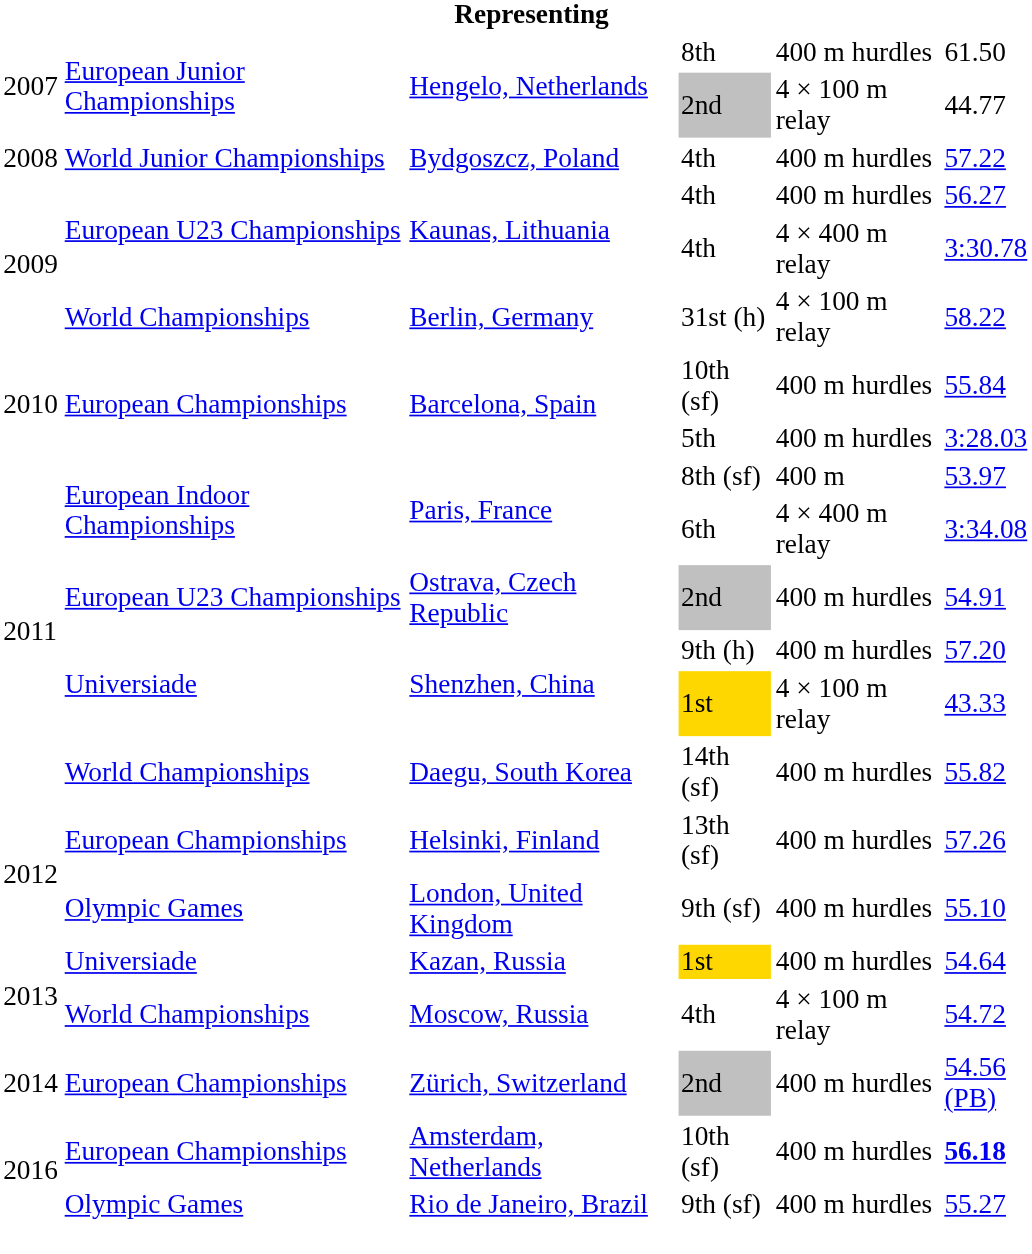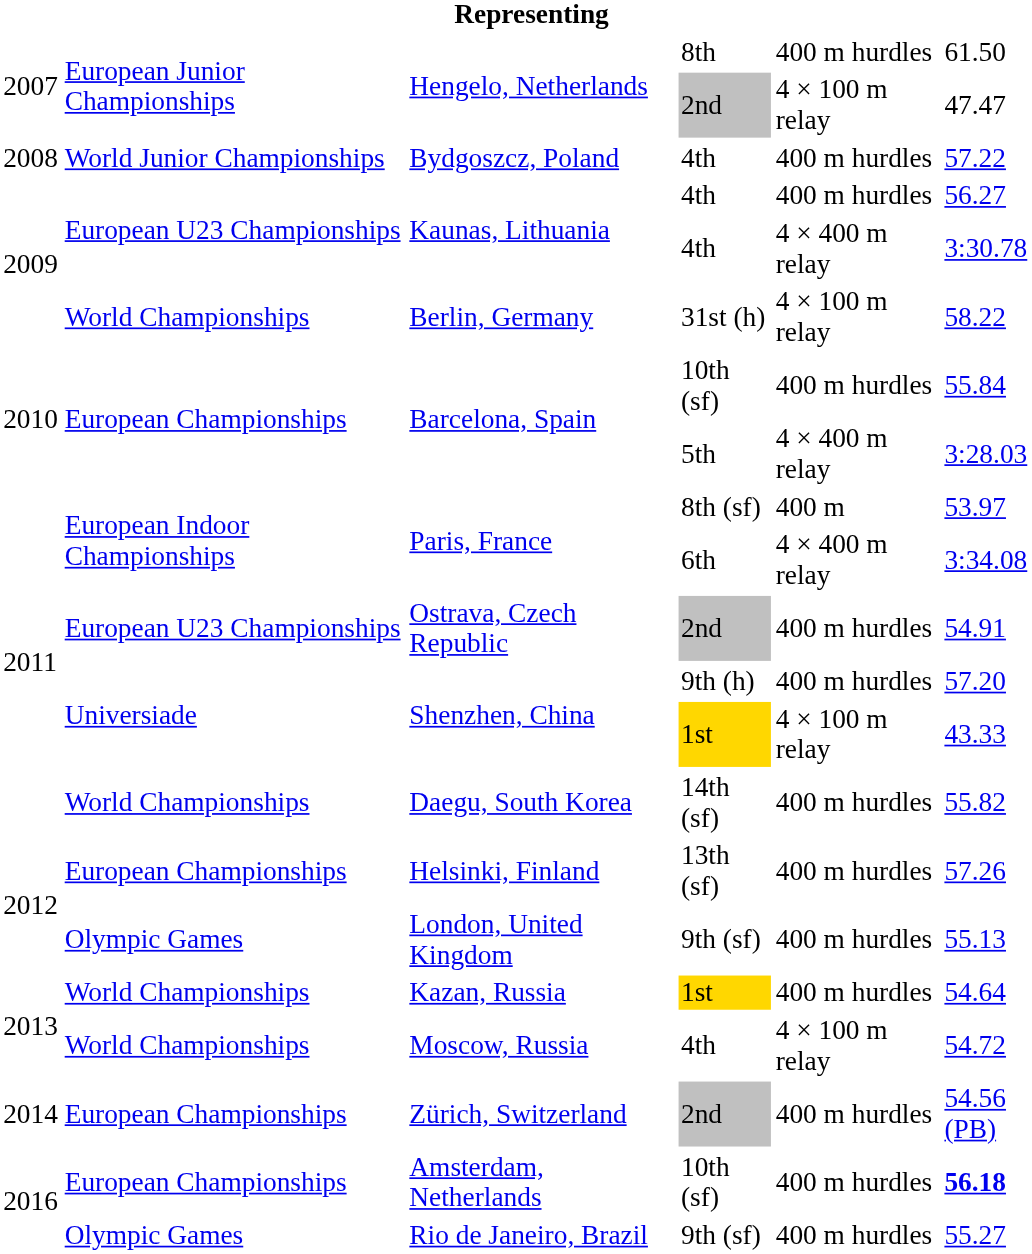(975, 104) 44.77 -> (975, 104) 47.47
(854, 438) 400 m hurdles -> (832, 453) 4 × 400 m relay
(975, 908) 55.10 -> (975, 939) 55.13
(131, 961) Universiade -> (187, 992) World Championships
